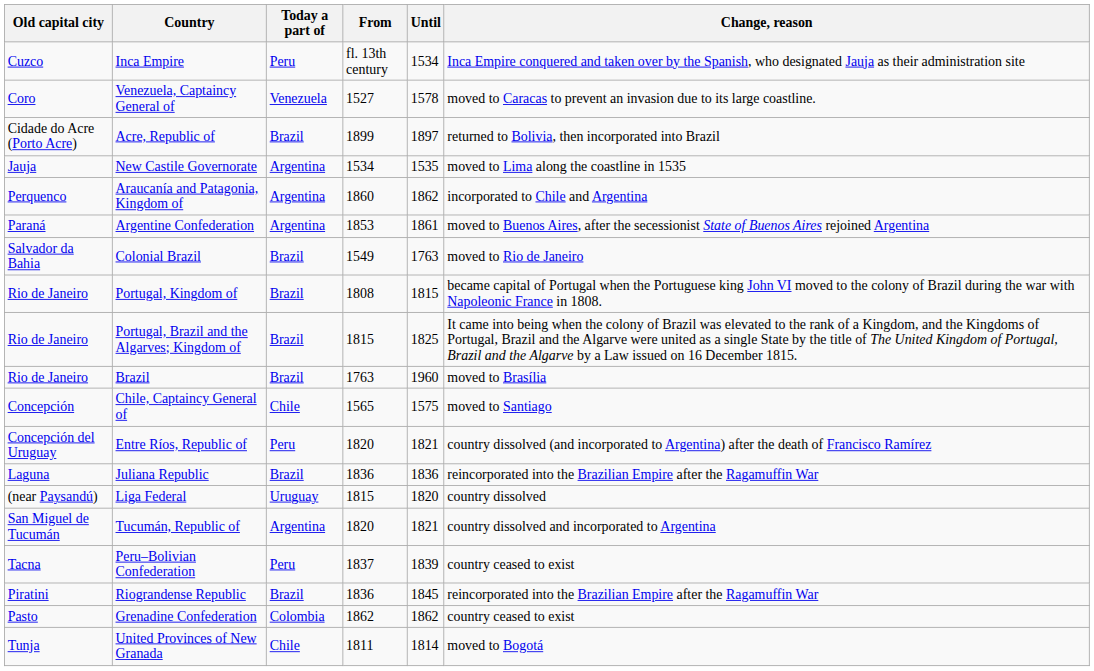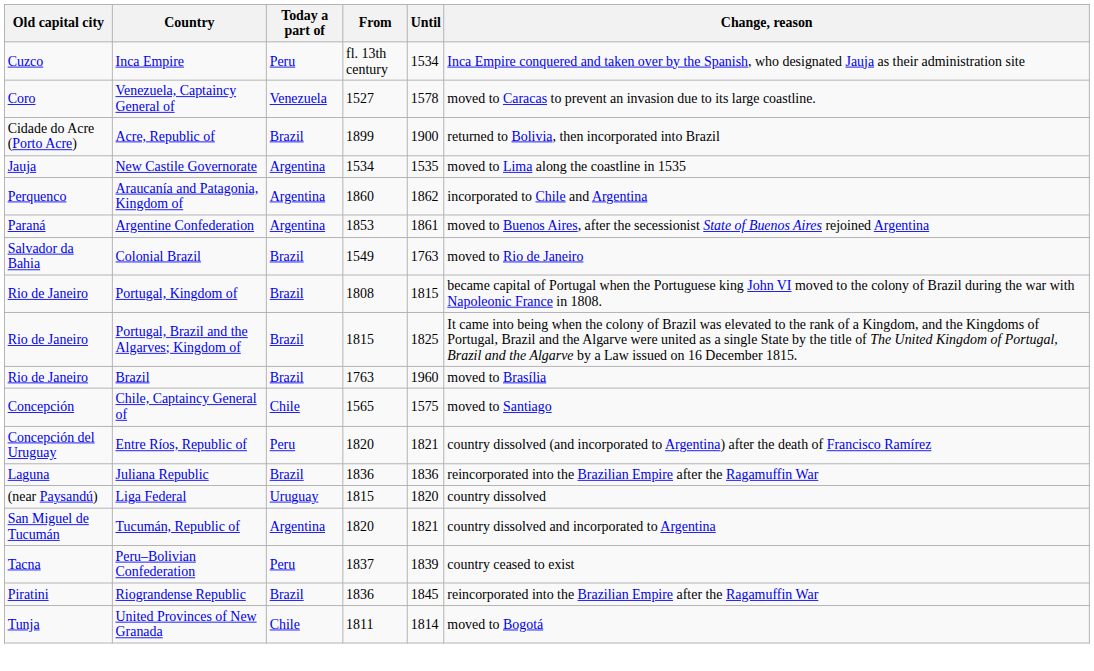(425, 136) 1897 -> (425, 136) 1900
- row: (186, 616)
